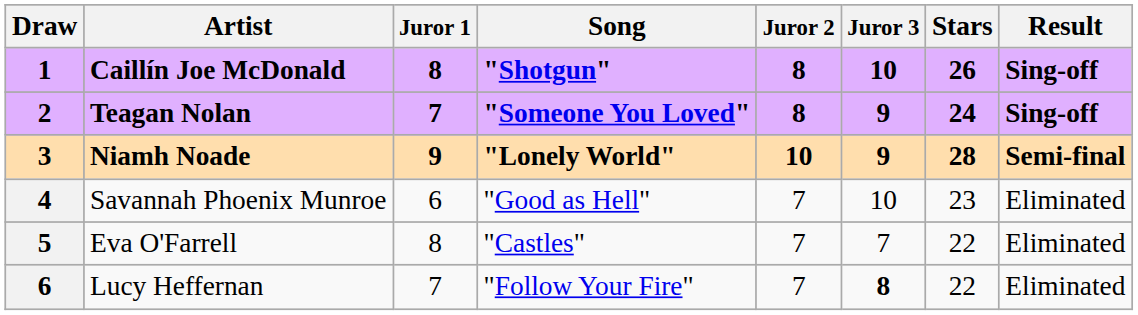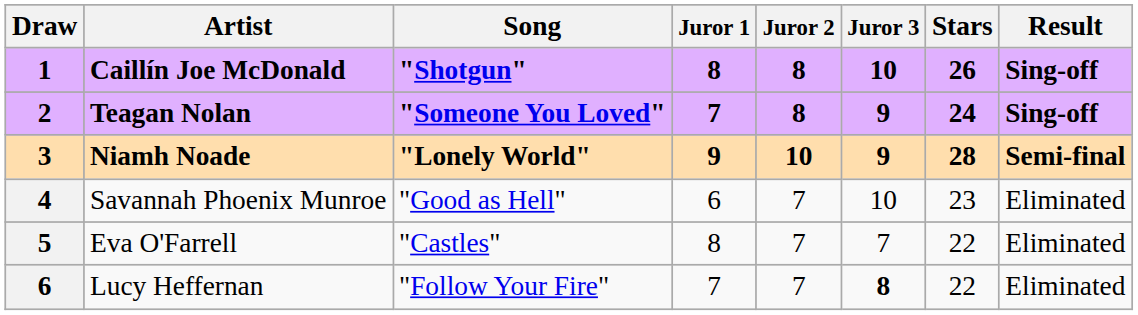columns swapped: (617, 26) <-> (435, 27)
